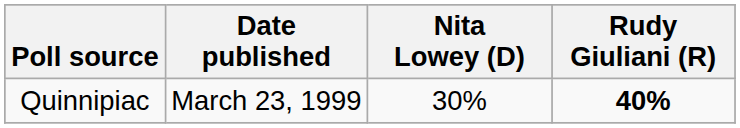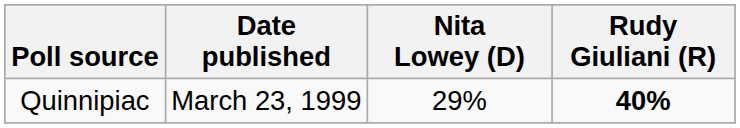(460, 100) 30% -> (460, 100) 29%
